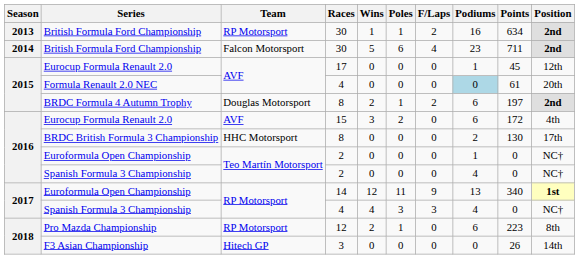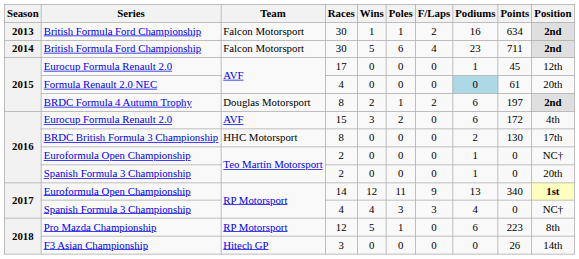(255, 31) RP Motorsport -> (264, 31) Falcon Motorsport
(475, 174) 4 -> (475, 174) 1
(553, 174) NC† -> (553, 174) 20th
(372, 227) 2 -> (372, 227) 5
